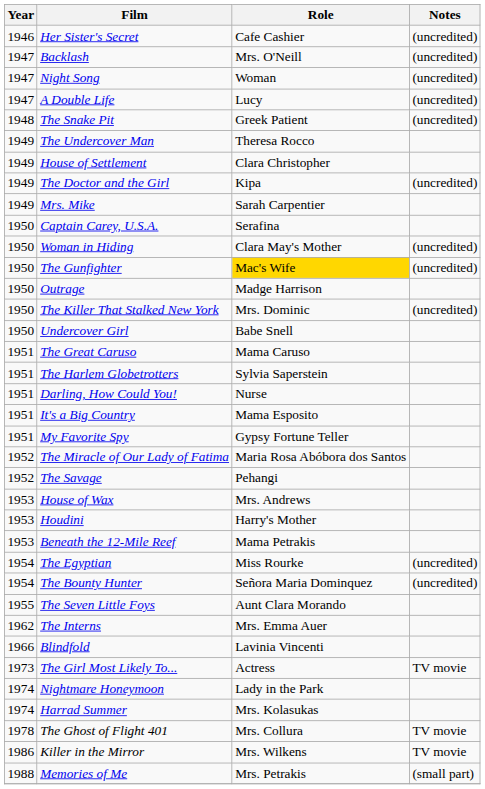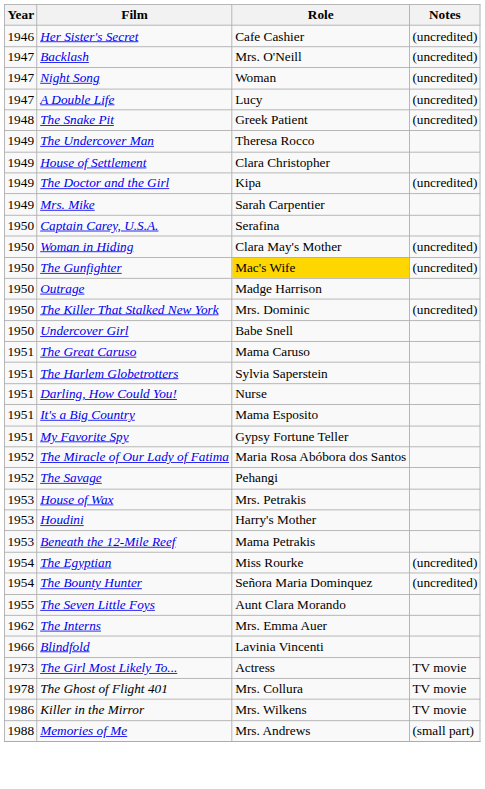(273, 499) Mrs. Andrews -> (271, 499) Mrs. Petrakis
- row: (102, 688)
- row: (84, 710)
(271, 773) Mrs. Petrakis -> (273, 731) Mrs. Andrews
